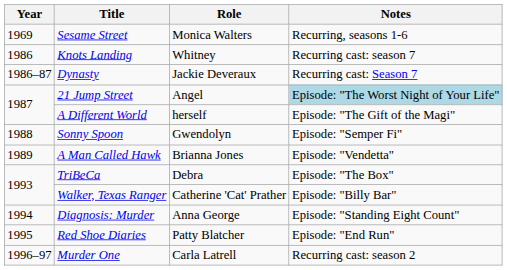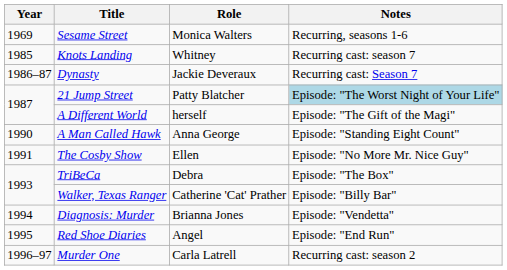(20, 54) 1986 -> (20, 54) 1985
(188, 94) Angel -> (208, 94) Patty Blatcher
- row: (90, 134)
(20, 154) 1989 -> (20, 134) 1990
(208, 154) Brianna Jones -> (206, 134) Anna George
(343, 154) Episode: "Vendetta" -> (376, 134) Episode: "Standing Eight Count"
+ row: (100, 154)
(206, 214) Anna George -> (208, 214) Brianna Jones
(376, 214) Episode: "Standing Eight Count" -> (343, 214) Episode: "Vendetta"
(208, 235) Patty Blatcher -> (188, 235) Angel
